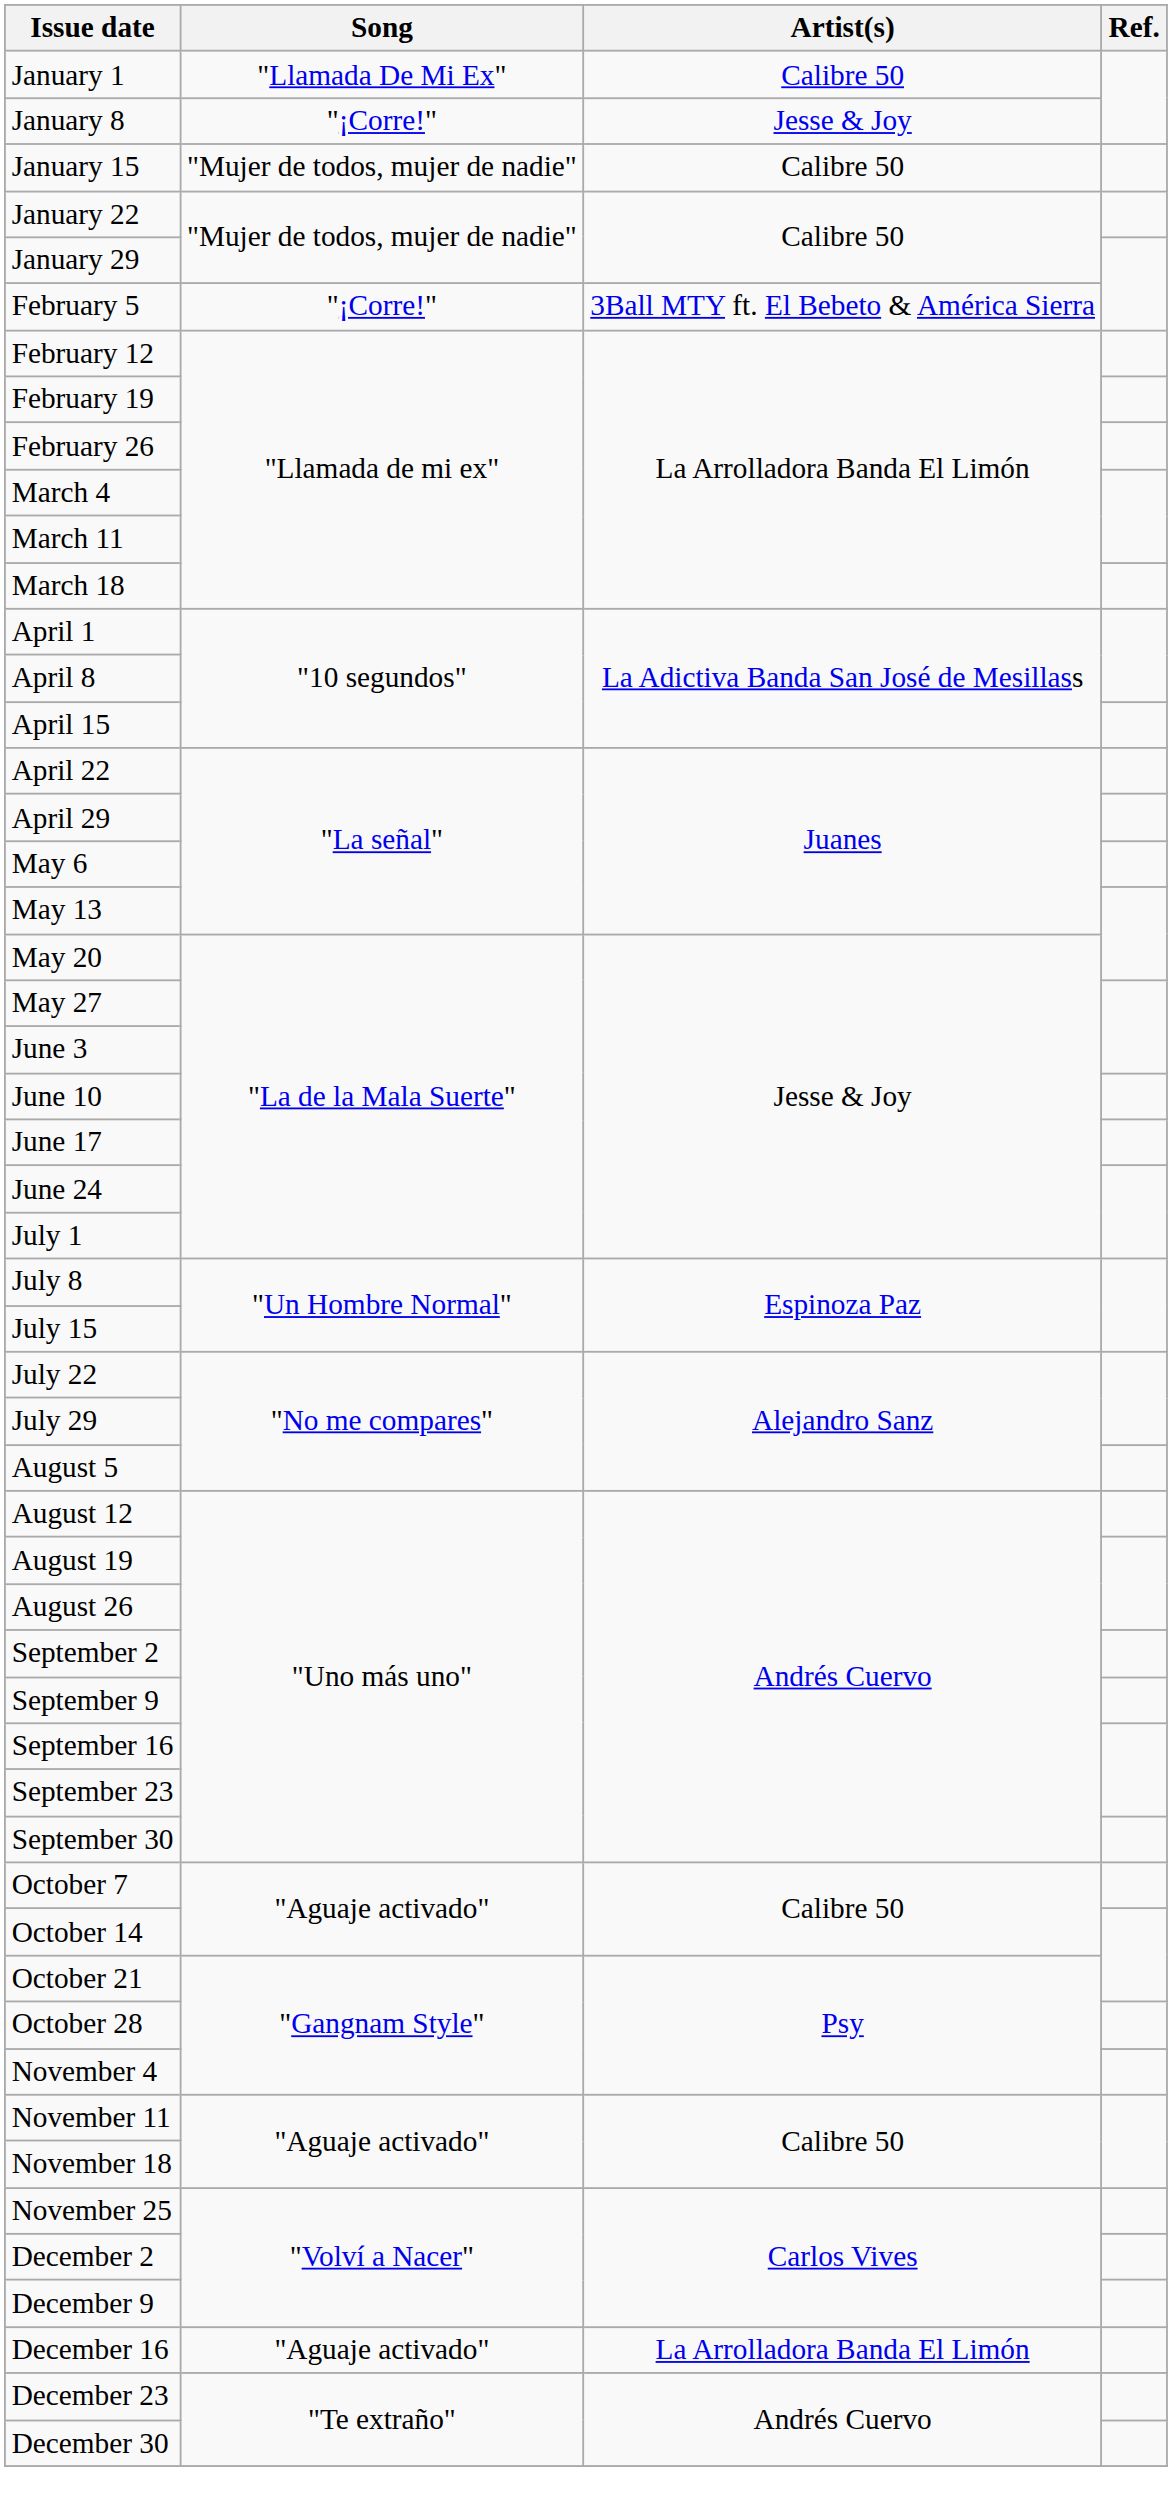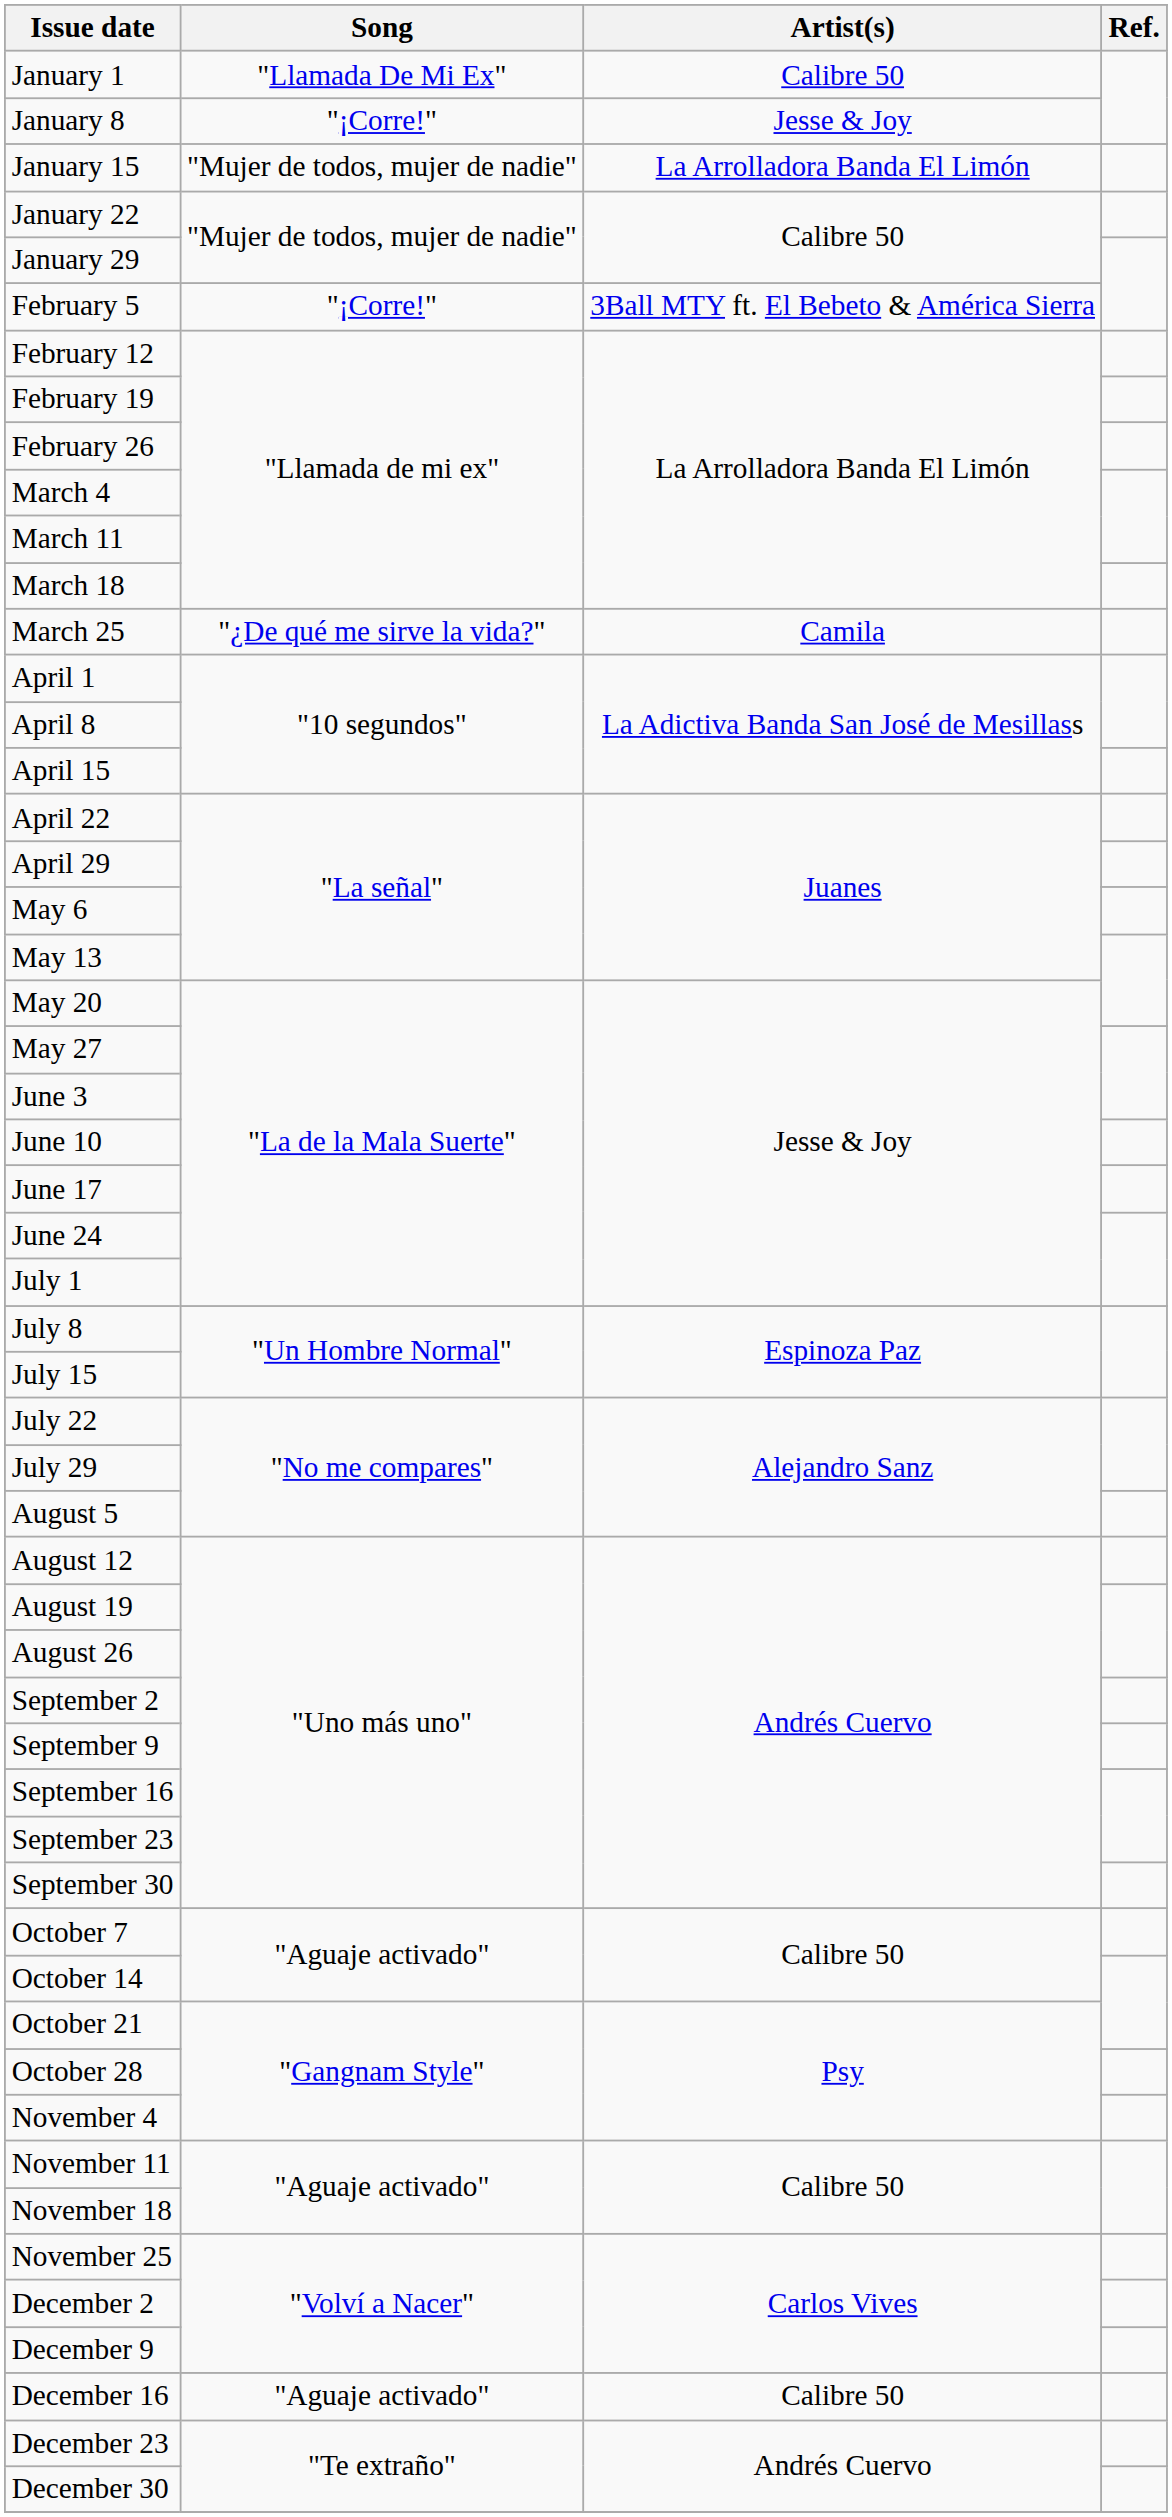(843, 167) Calibre 50 -> (843, 167) La Arrolladora Banda El Limón
+ row: (68, 631)
(843, 2349) La Arrolladora Banda El Limón -> (843, 2395) Calibre 50
